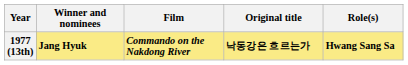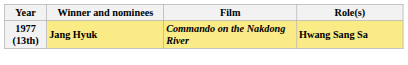- column: (273, 18)
